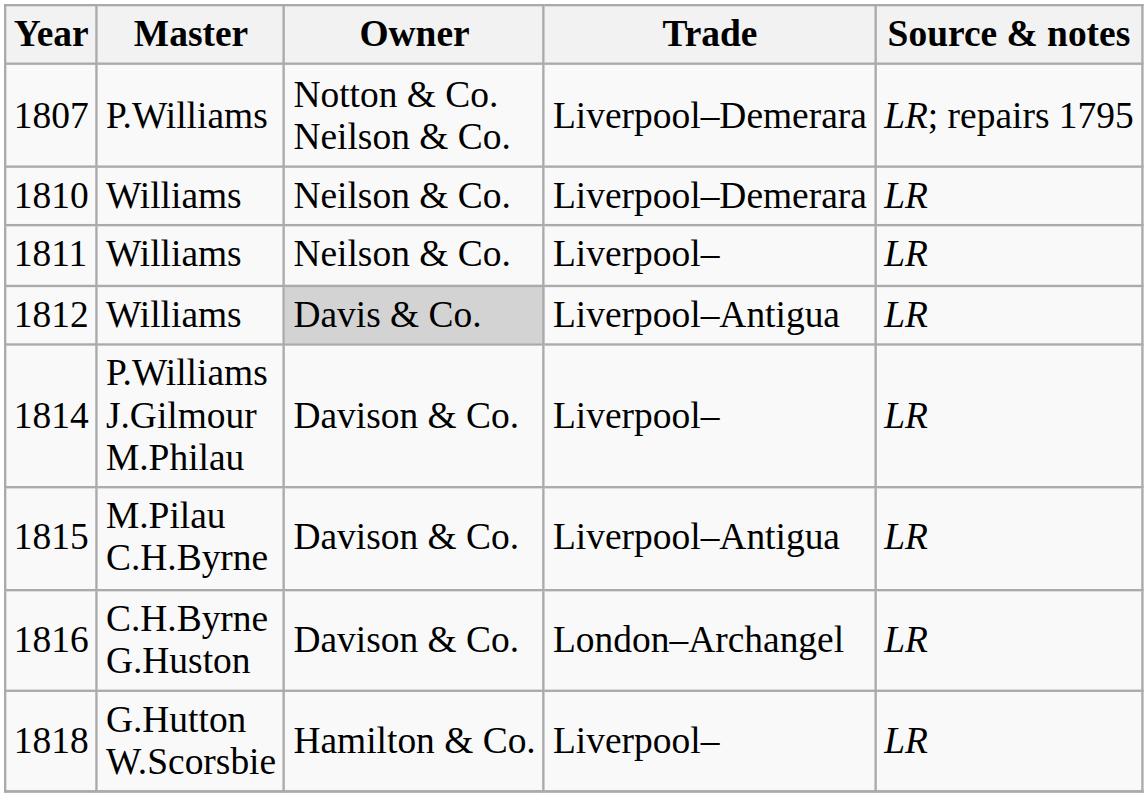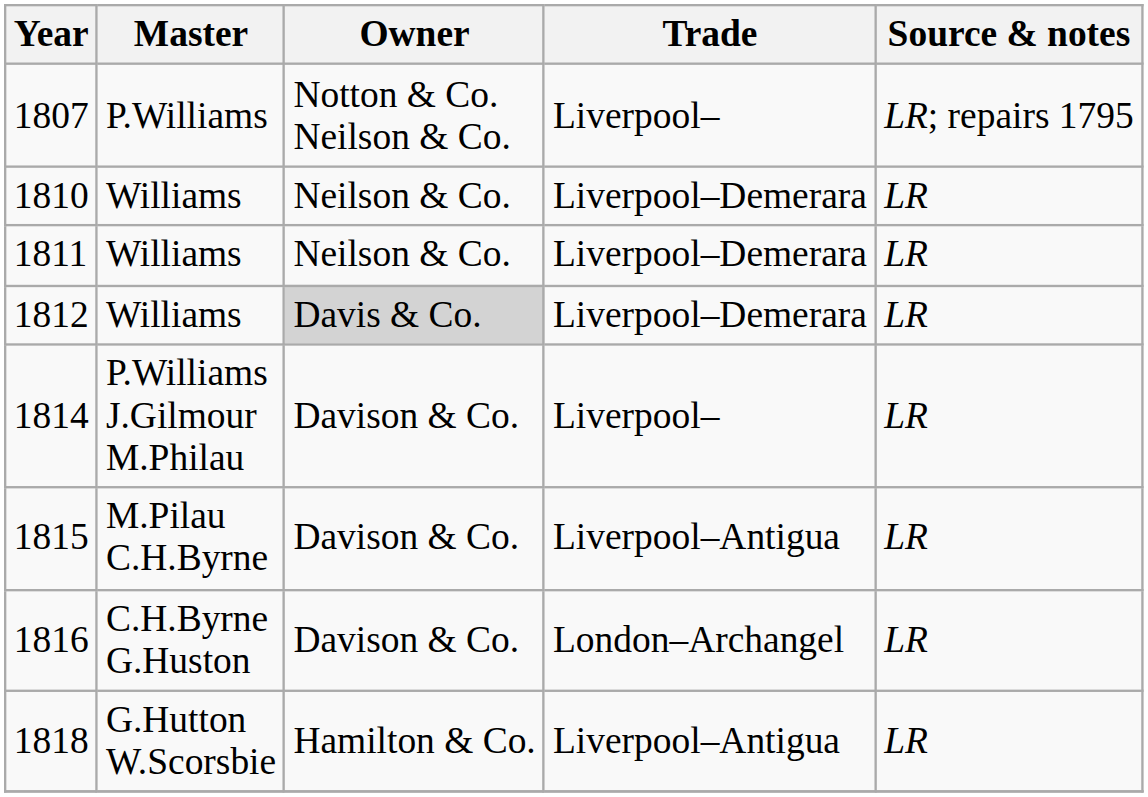(710, 114) Liverpool–Demerara -> (636, 114) Liverpool–
(636, 254) Liverpool– -> (710, 254) Liverpool–Demerara
(696, 313) Liverpool–Antigua -> (710, 313) Liverpool–Demerara
(636, 740) Liverpool– -> (696, 740) Liverpool–Antigua
